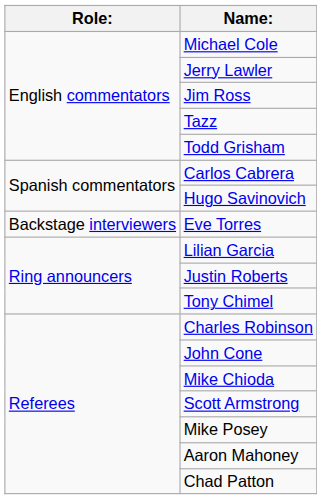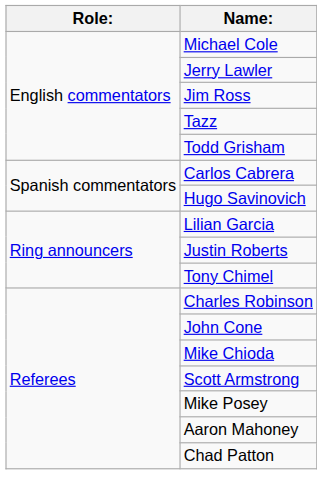- row: (222, 224)
